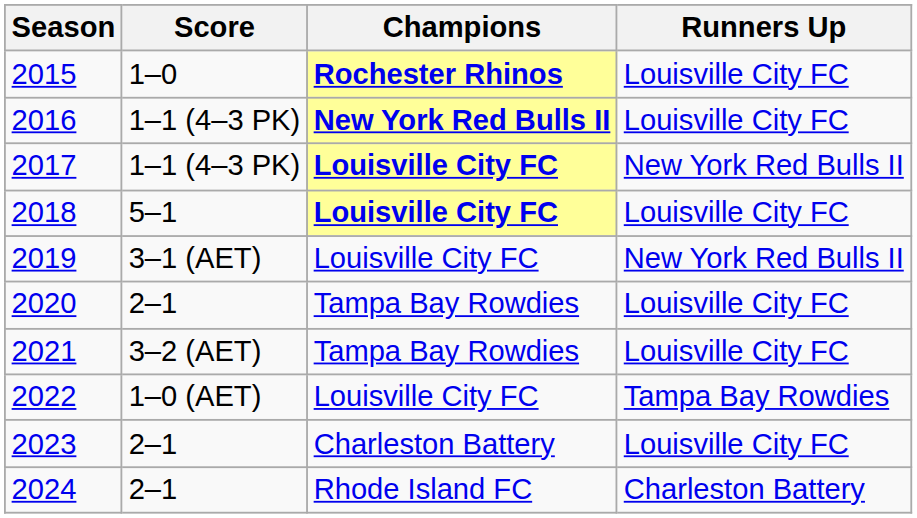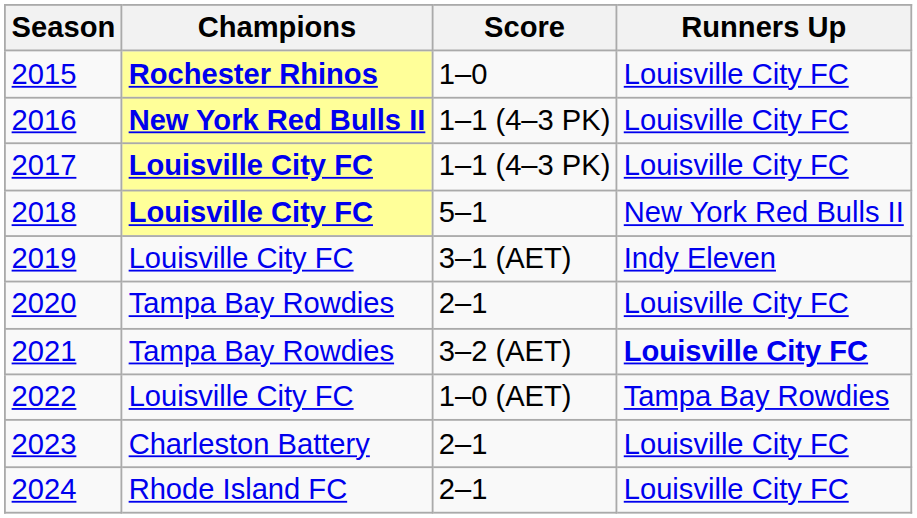columns swapped: (462, 27) <-> (214, 27)
(764, 166) New York Red Bulls II -> (736, 166) Louisville City FC
(736, 212) Louisville City FC -> (764, 212) New York Red Bulls II
(764, 258) New York Red Bulls II -> (700, 258) Indy Eleven
(736, 350) normal -> (746, 350) bold
(744, 489) Charleston Battery -> (736, 489) Louisville City FC
